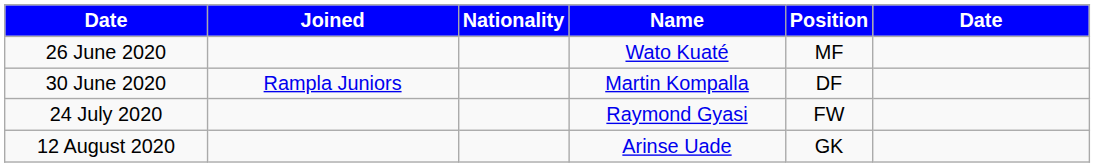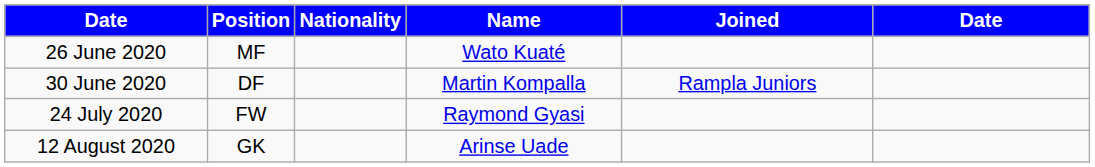columns swapped: (829, 21) <-> (333, 21)
